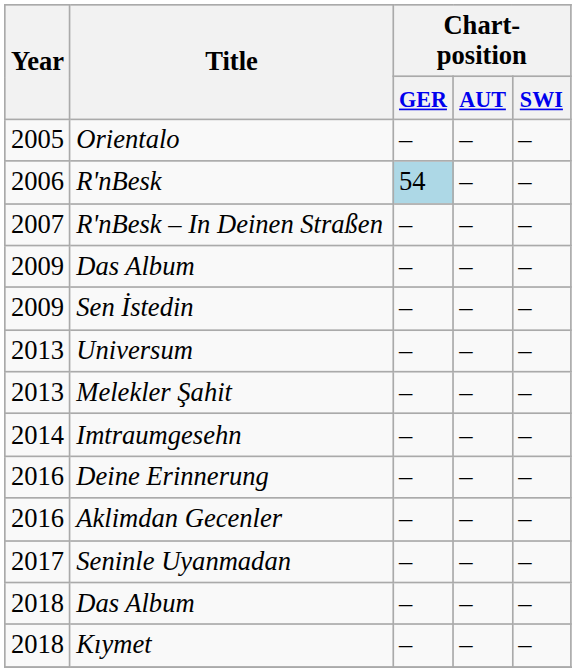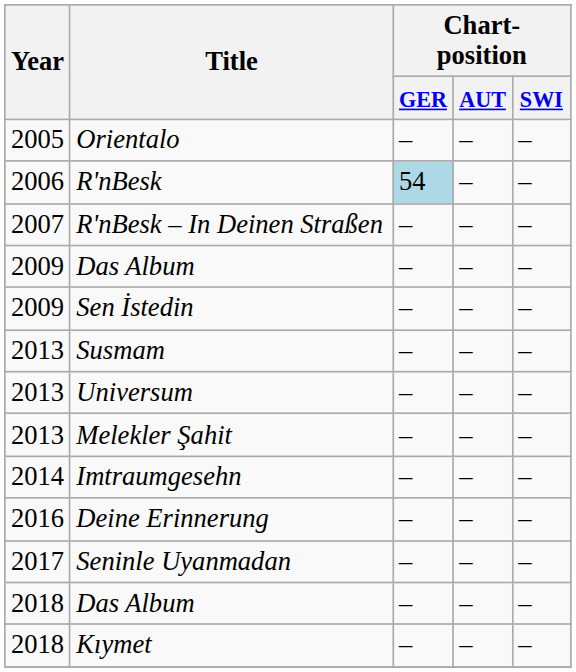+ row: (38, 350)
- row: (38, 518)
